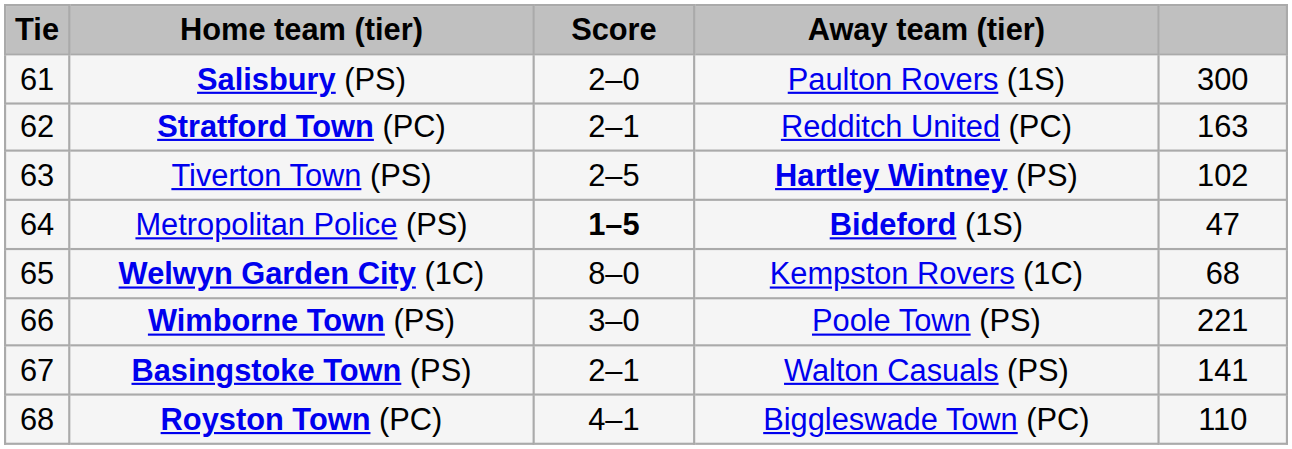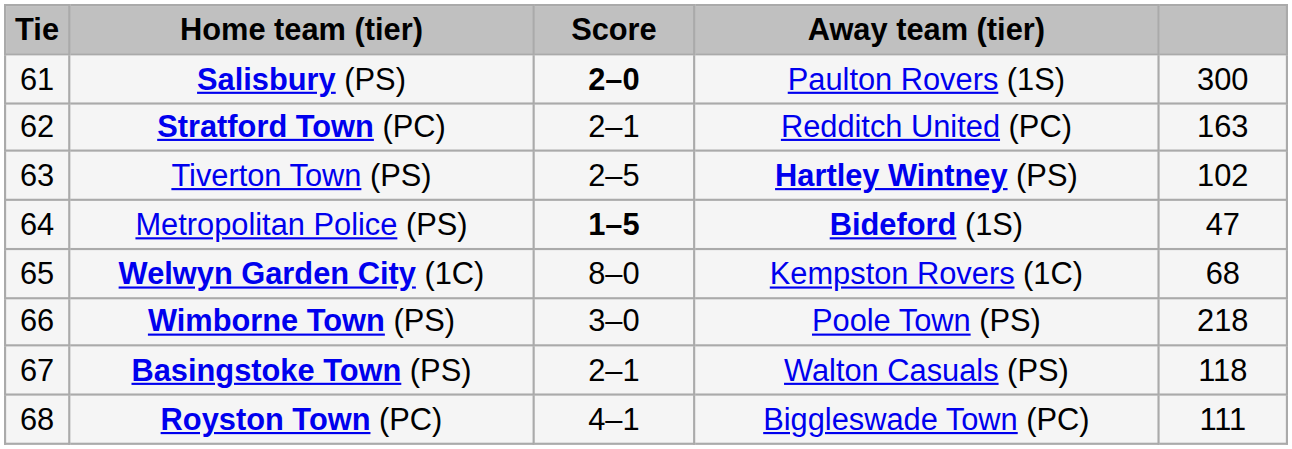(614, 78) normal -> (614, 78) bold
(1223, 322) 221 -> (1223, 322) 218
(1223, 371) 141 -> (1223, 371) 118
(1223, 419) 110 -> (1223, 419) 111
